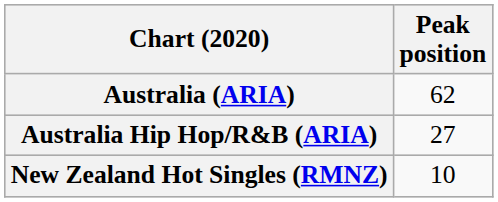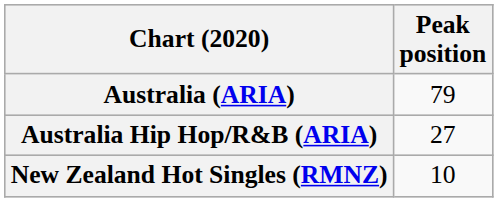(443, 94) 62 -> (443, 94) 79
